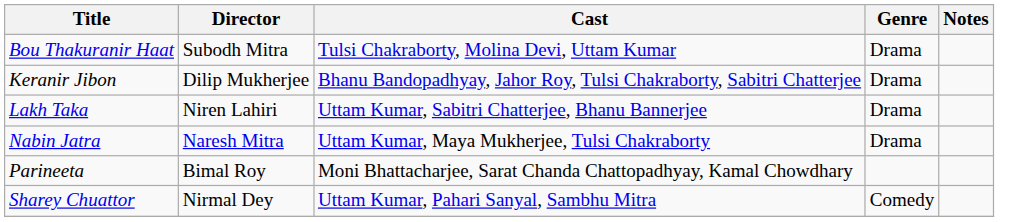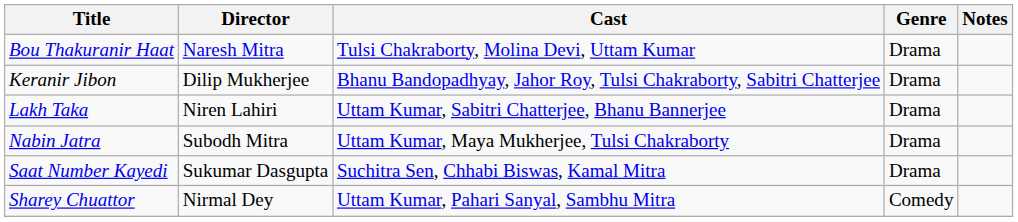(235, 49) Subodh Mitra -> (233, 49) Naresh Mitra
(233, 140) Naresh Mitra -> (235, 140) Subodh Mitra
- row: (47, 170)
+ row: (88, 170)
